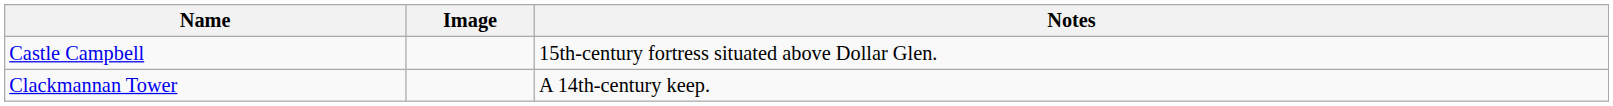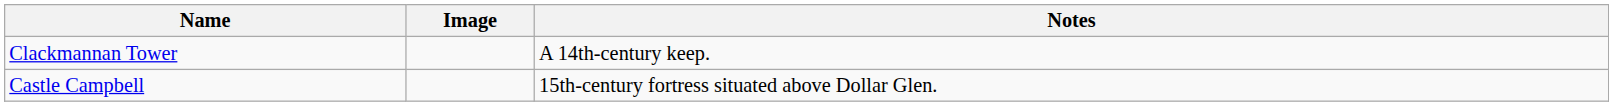rows swapped: (77, 52) <-> (93, 85)
